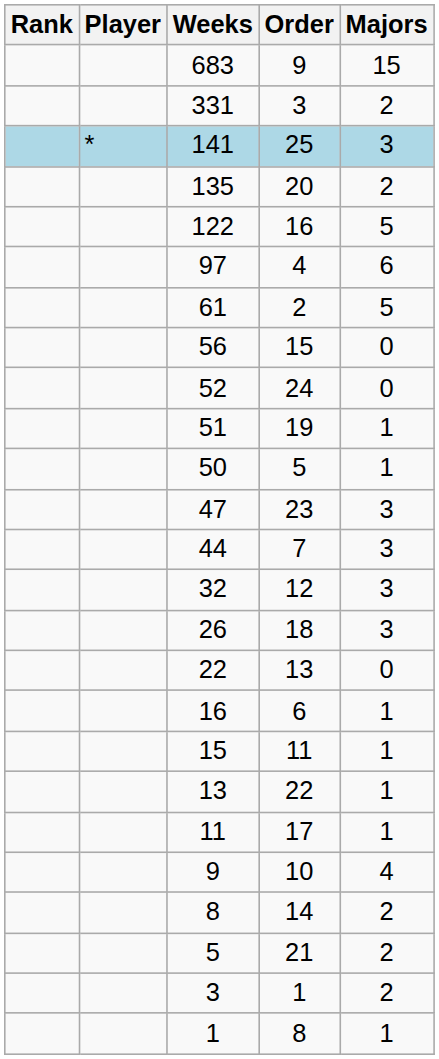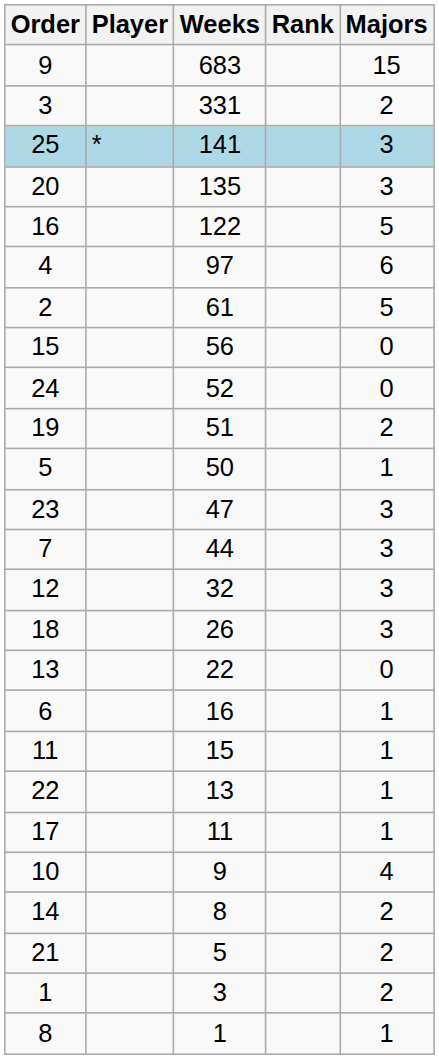columns swapped: (42, 24) <-> (299, 24)
(387, 186) 2 -> (387, 186) 3
(387, 428) 1 -> (387, 428) 2
